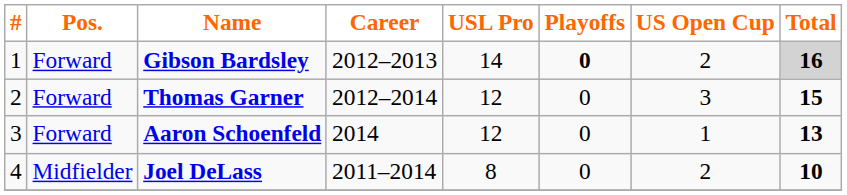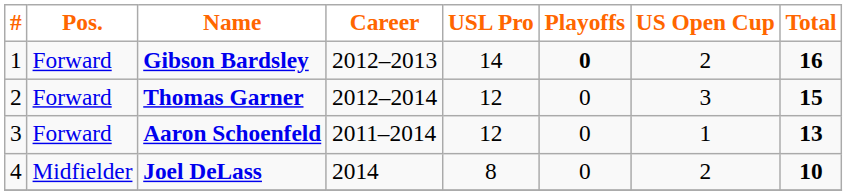(811, 60) lightgrey background -> (811, 60) no background
(355, 134) 2014 -> (384, 134) 2011–2014
(384, 171) 2011–2014 -> (355, 171) 2014
